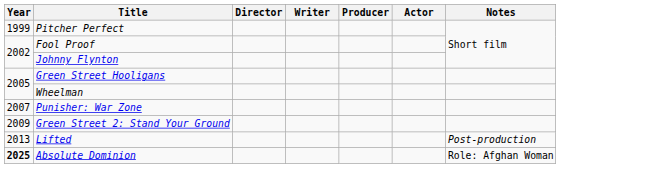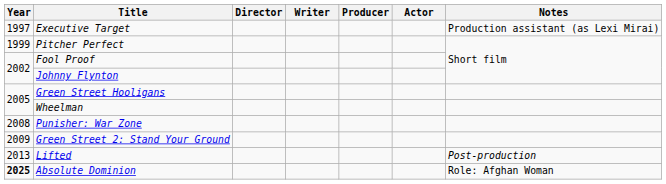+ row: (83, 28)
(18, 108) 2007 -> (18, 124) 2008
